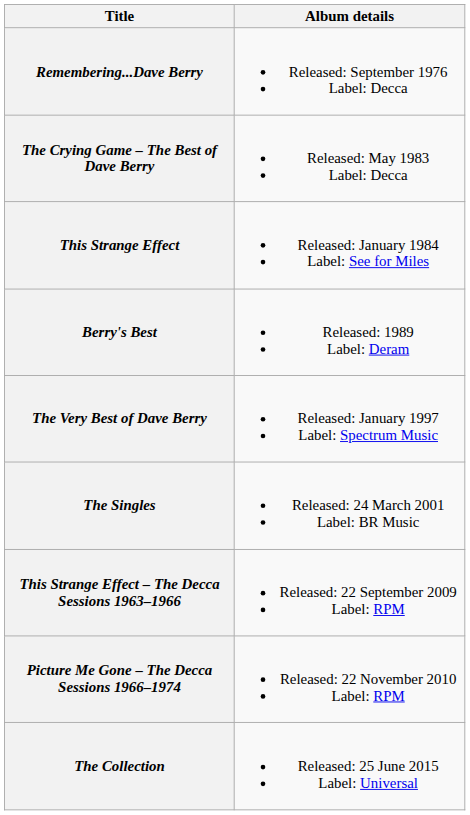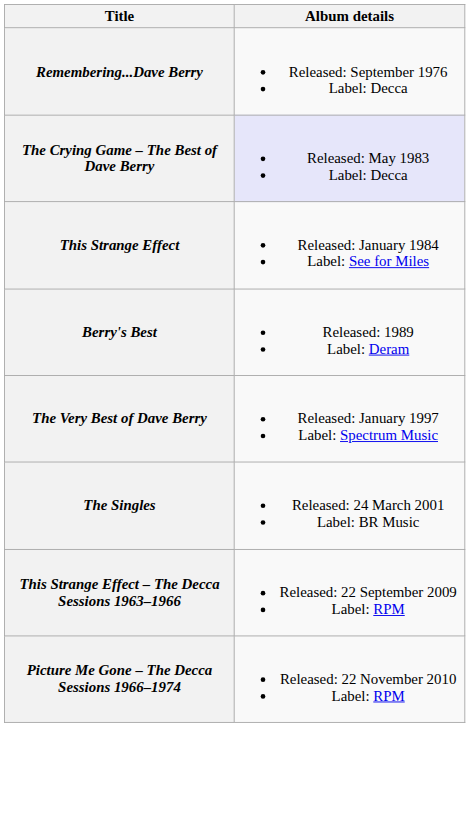(350, 167) no background -> (350, 167) lavender background
- row: (119, 766)
